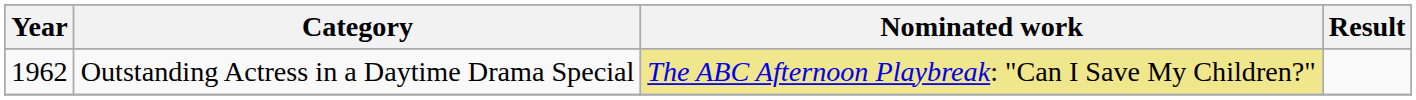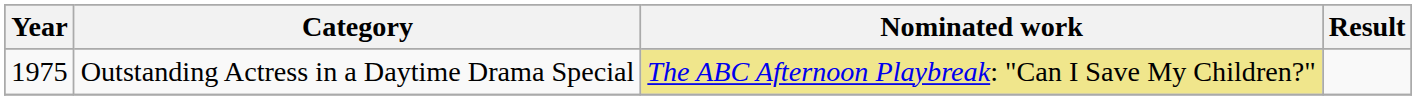(40, 71) 1962 -> (40, 71) 1975
